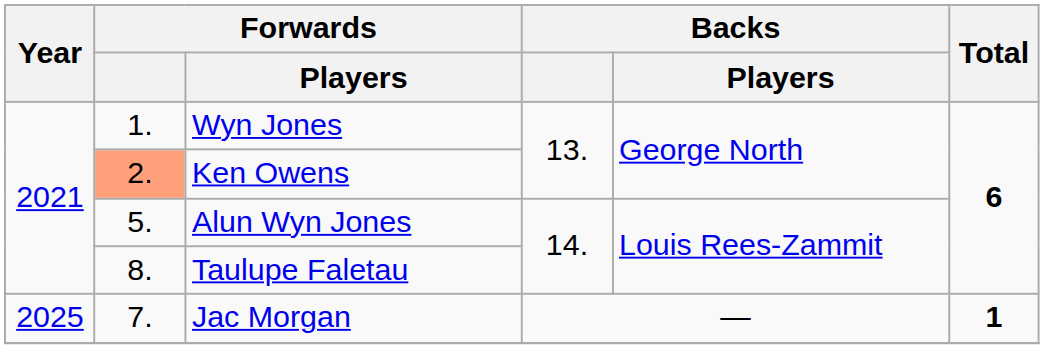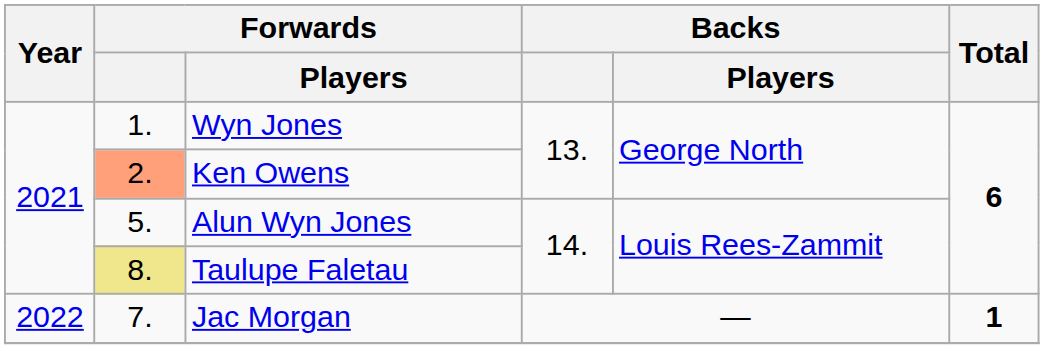(140, 269) no background -> (140, 269) khaki background
(50, 317) 2025 -> (50, 317) 2022
